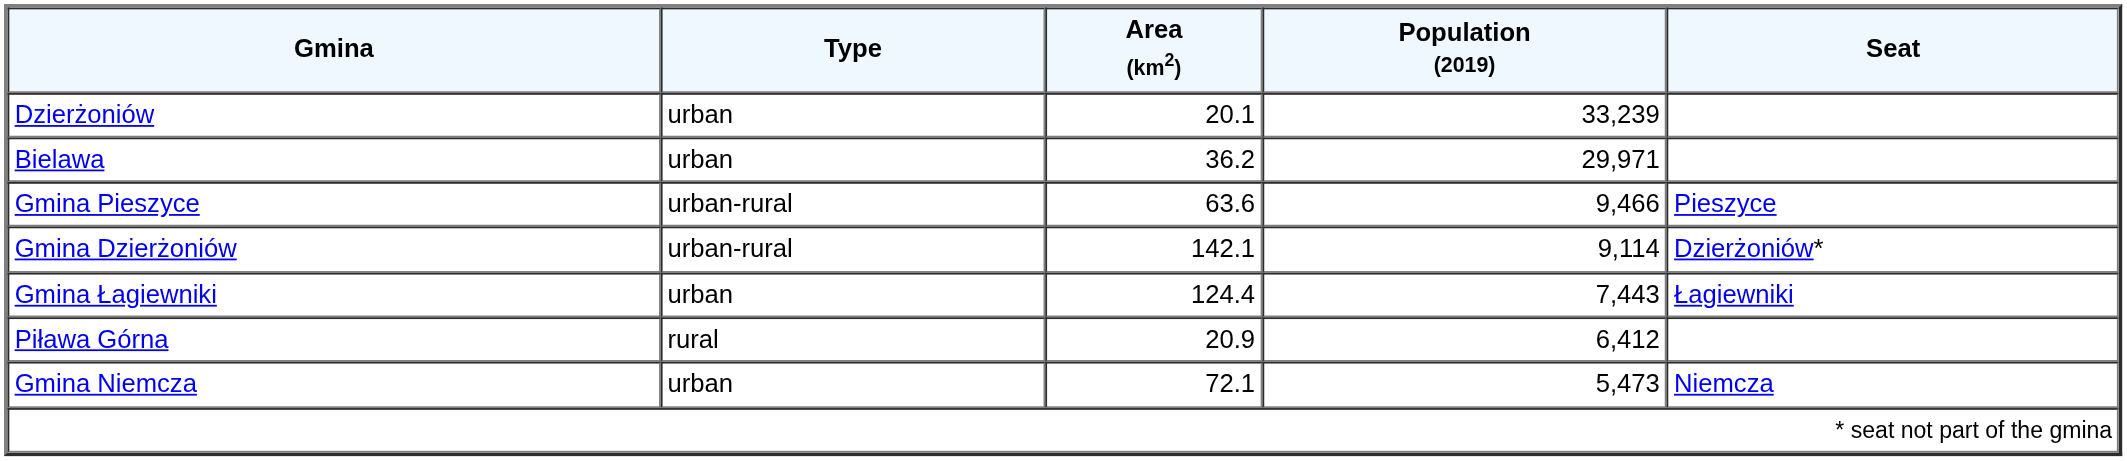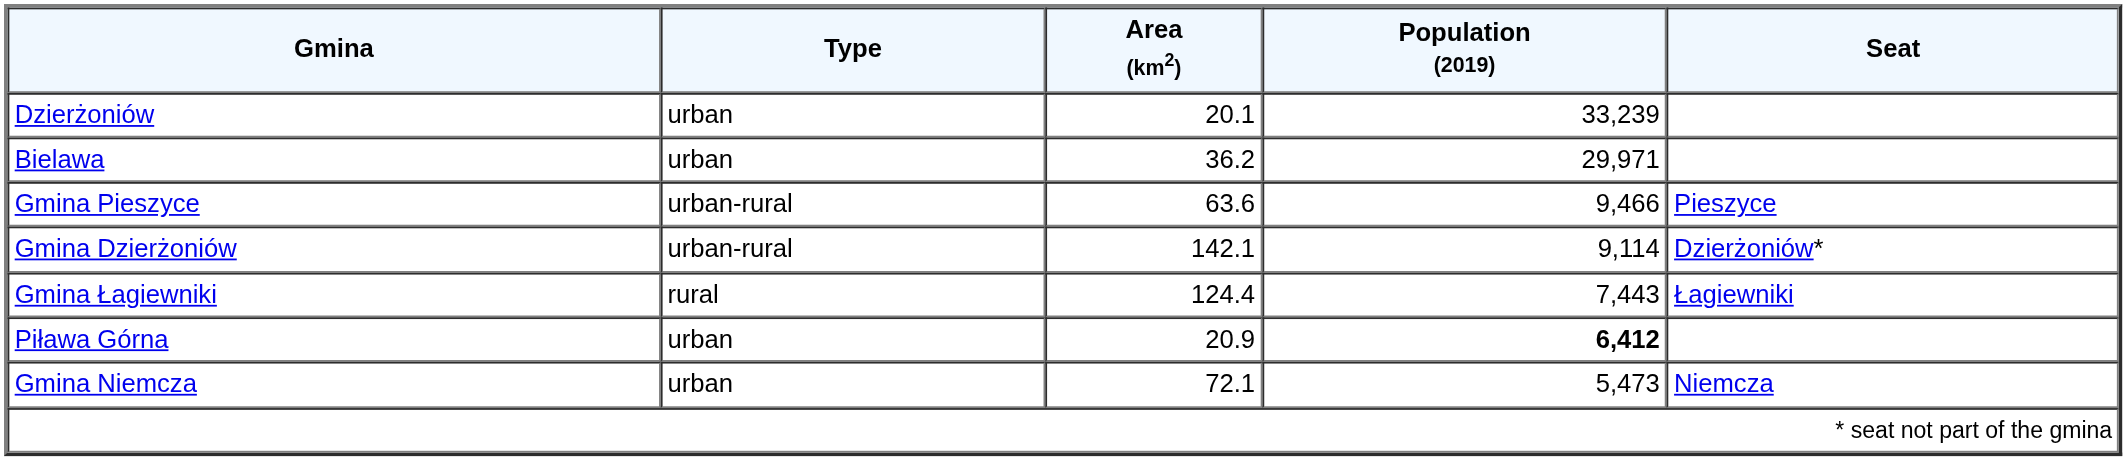(700, 294) urban -> (693, 294) rural
(693, 339) rural -> (700, 339) urban
(1628, 339) normal -> (1628, 339) bold
